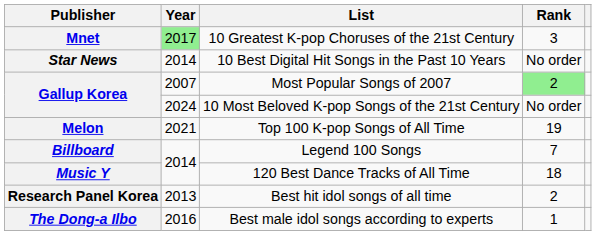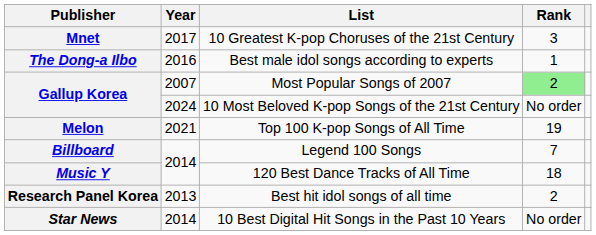(181, 38) lightgreen background -> (181, 38) no background
rows swapped: (361, 219) <-> (361, 60)
